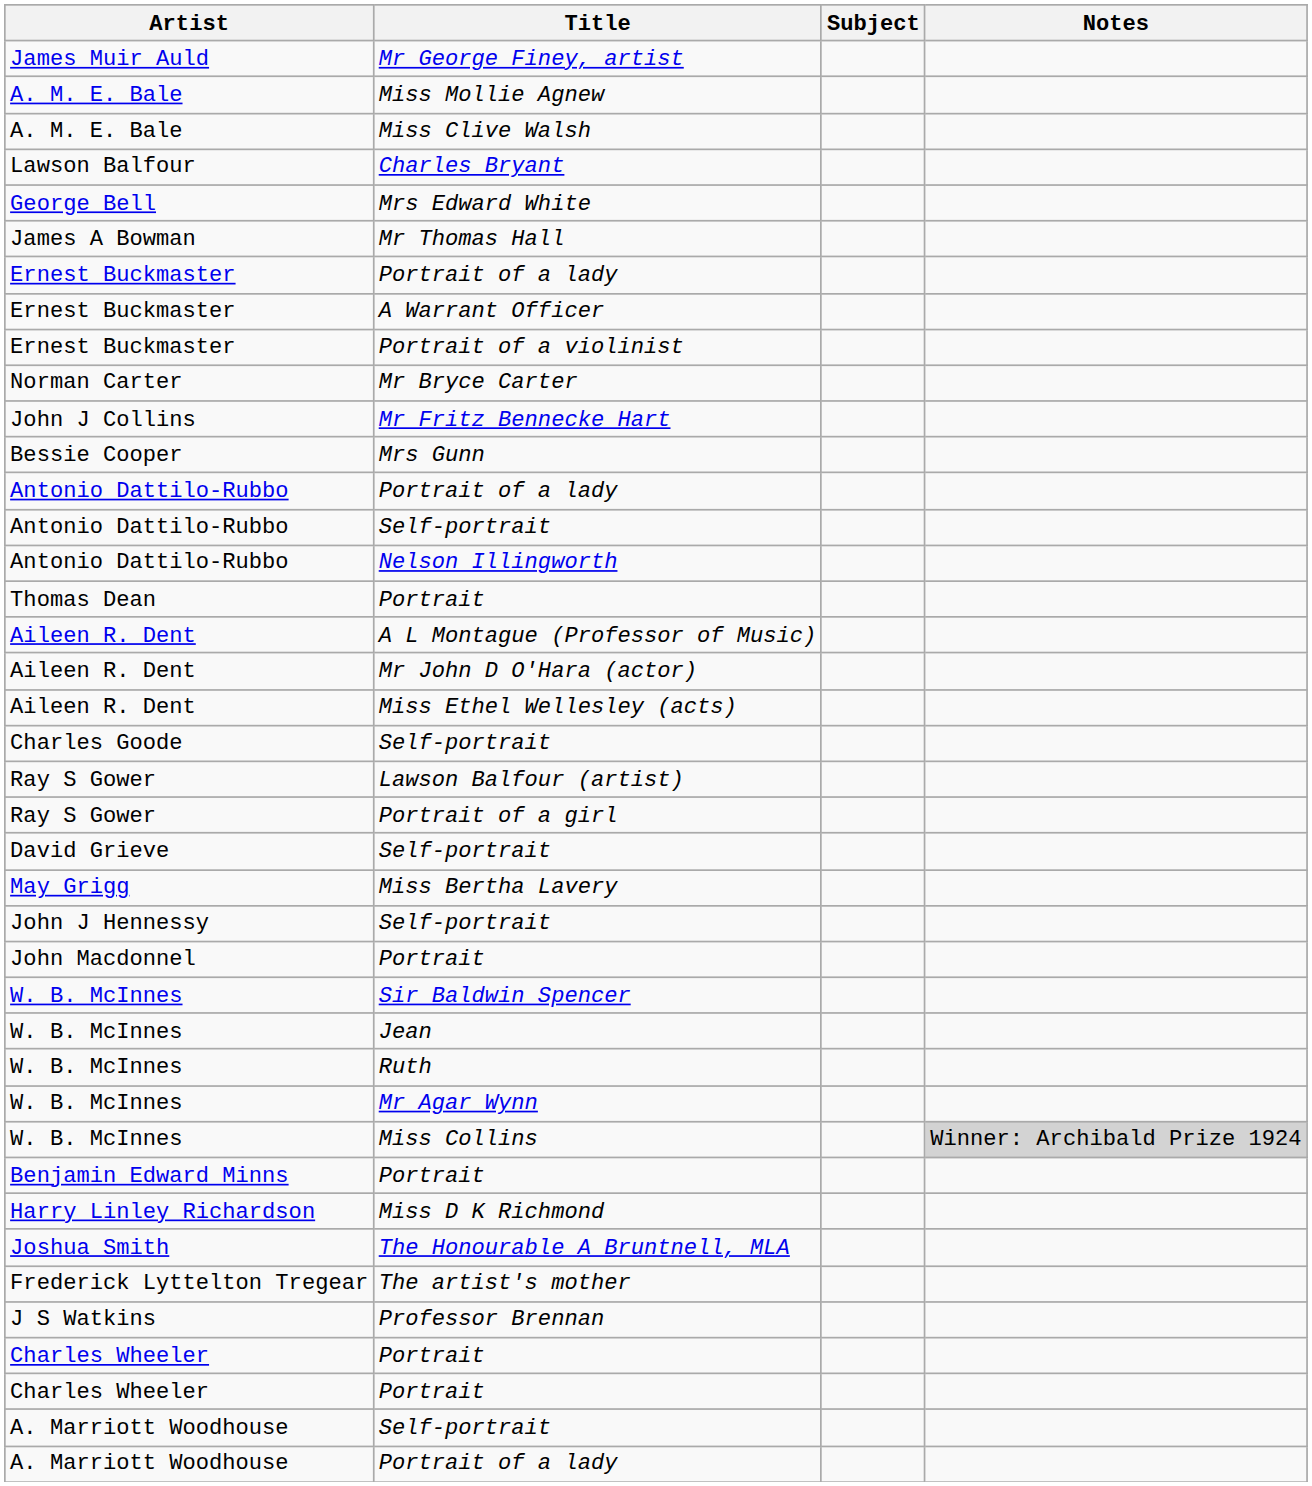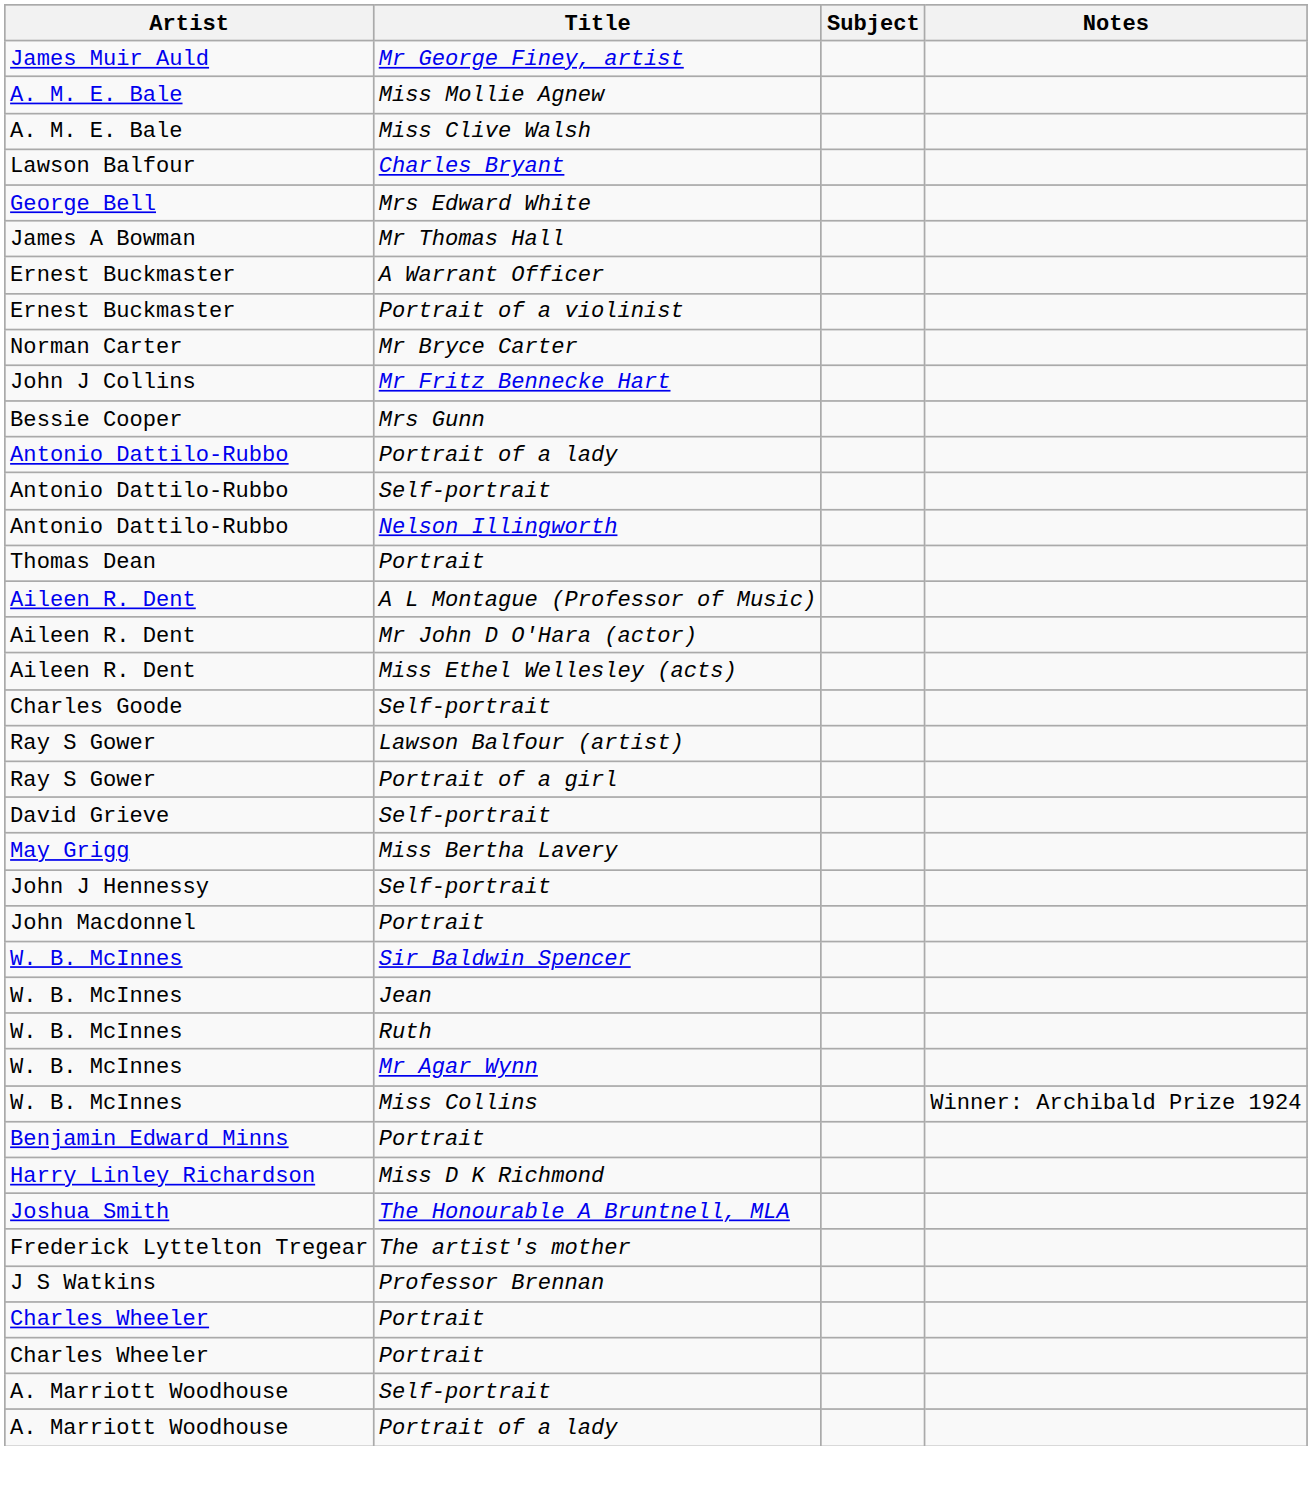- row: (123, 275)
(1116, 1139) lightgrey background -> (1116, 1103) no background
